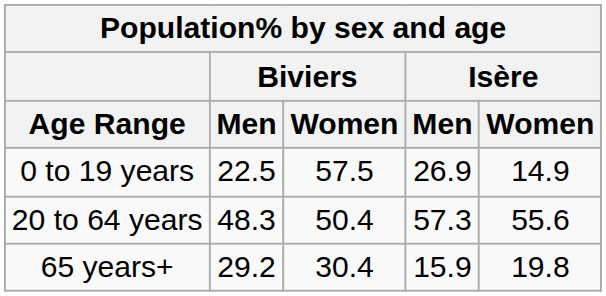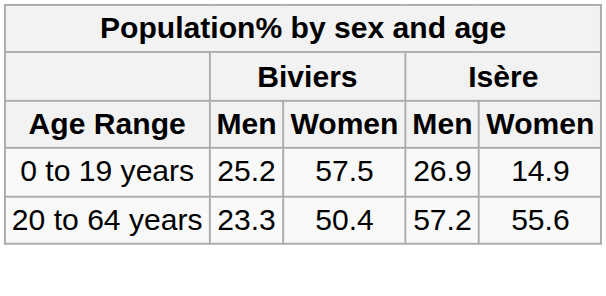(246, 171) 22.5 -> (246, 171) 25.2
(246, 219) 48.3 -> (246, 219) 23.3
(442, 219) 57.3 -> (442, 219) 57.2
- row: (107, 266)
